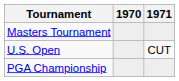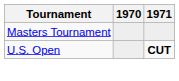(159, 50) normal -> (159, 50) bold
- row: (57, 68)
